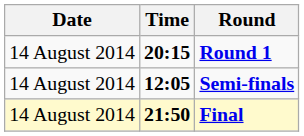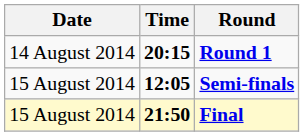(72, 83) 14 August 2014 -> (72, 83) 15 August 2014
(72, 114) 14 August 2014 -> (72, 114) 15 August 2014
